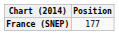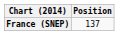(93, 24) 177 -> (93, 24) 137
